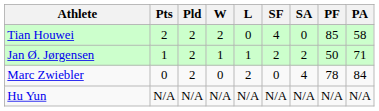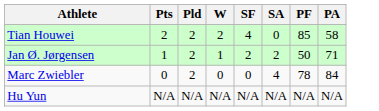- column: (248, 14)
